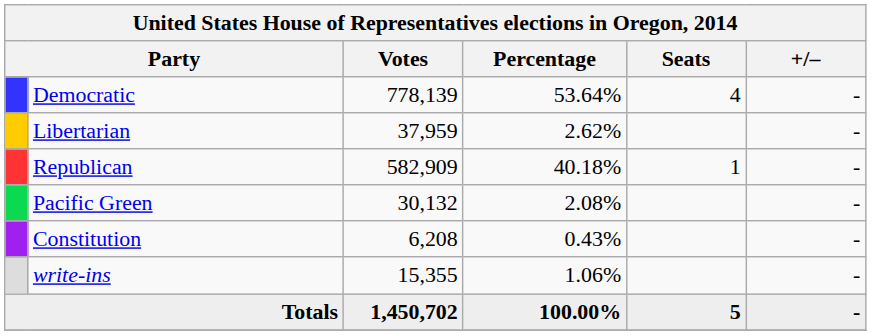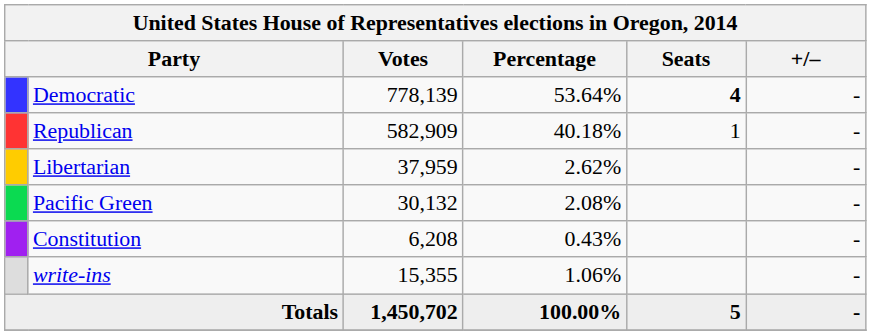(735, 94) normal -> (735, 94) bold
rows swapped: (83, 167) <-> (82, 131)
